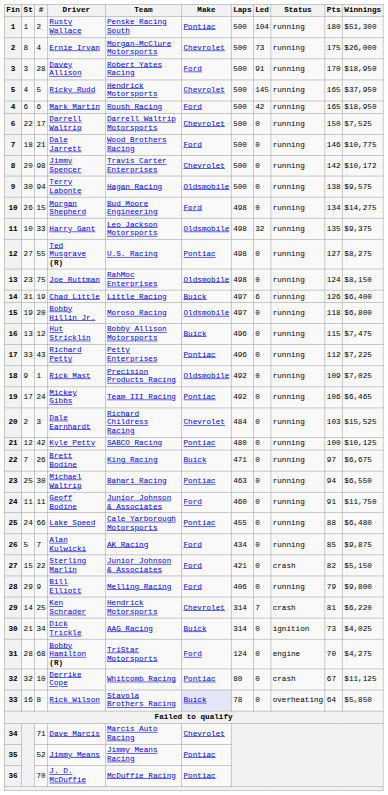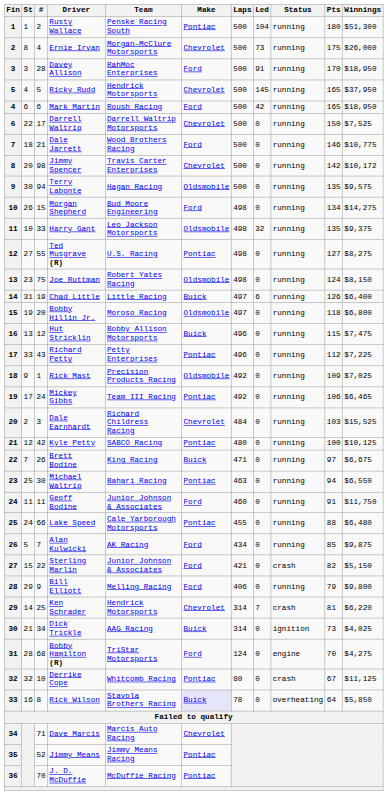(135, 70) Robert Yates Racing -> (132, 70) RahMoc Enterprises
(334, 187) 138 -> (334, 187) 135
(132, 280) RahMoc Enterprises -> (135, 280) Robert Yates Racing
